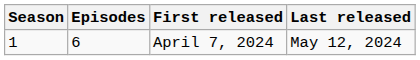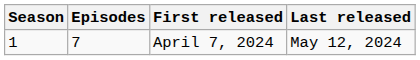(76, 42) 6 -> (76, 42) 7
